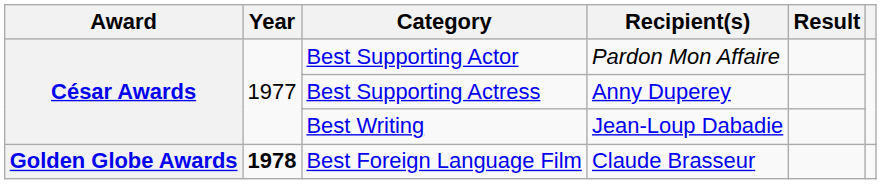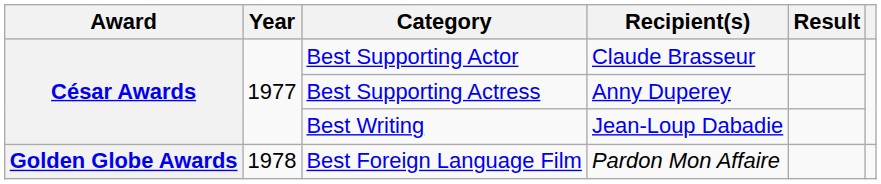(686, 56) Pardon Mon Affaire -> (674, 56) Claude Brasseur
(272, 160) bold -> (272, 160) normal
(674, 160) Claude Brasseur -> (686, 160) Pardon Mon Affaire
